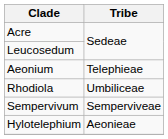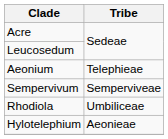rows swapped: (43, 106) <-> (30, 87)
